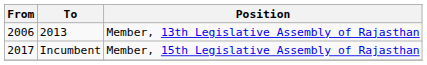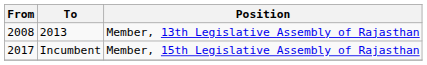(21, 32) 2006 -> (21, 32) 2008
